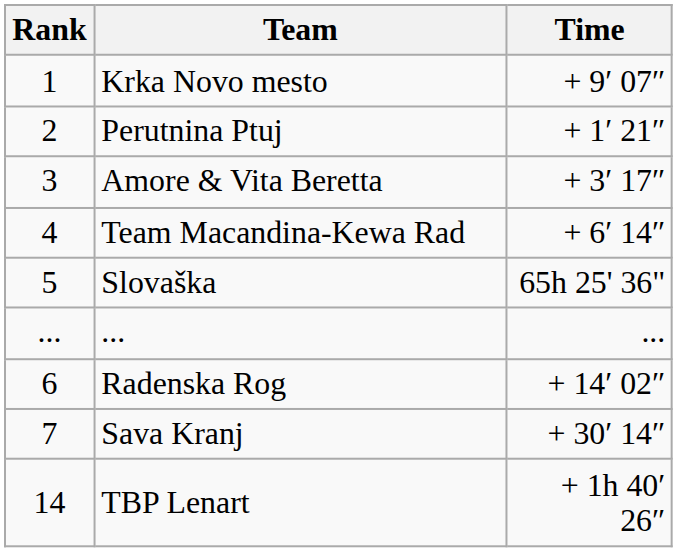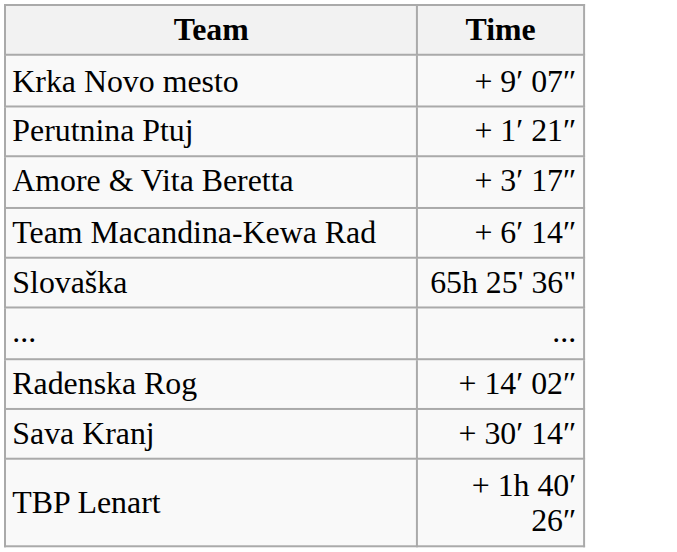- column: (50, 29)
